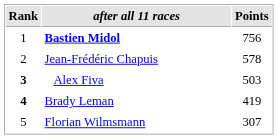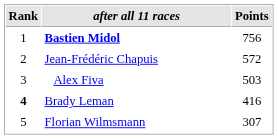(252, 59) 578 -> (252, 59) 572
(23, 80) bold -> (23, 80) normal
(252, 101) 419 -> (252, 101) 416
